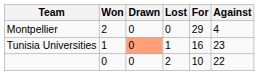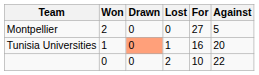(198, 29) 29 -> (198, 29) 27
(216, 29) 4 -> (216, 29) 5
(219, 45) 23 -> (219, 45) 20
